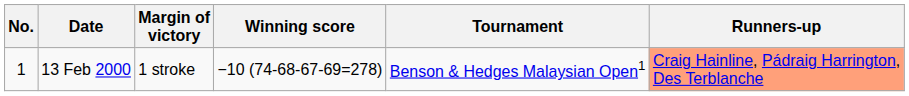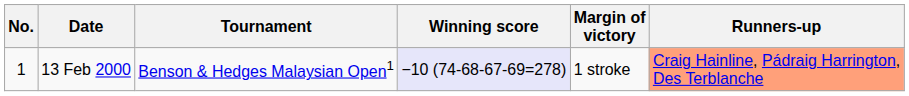columns swapped: (518, 26) <-> (174, 26)
(300, 69) no background -> (484, 69) lavender background
